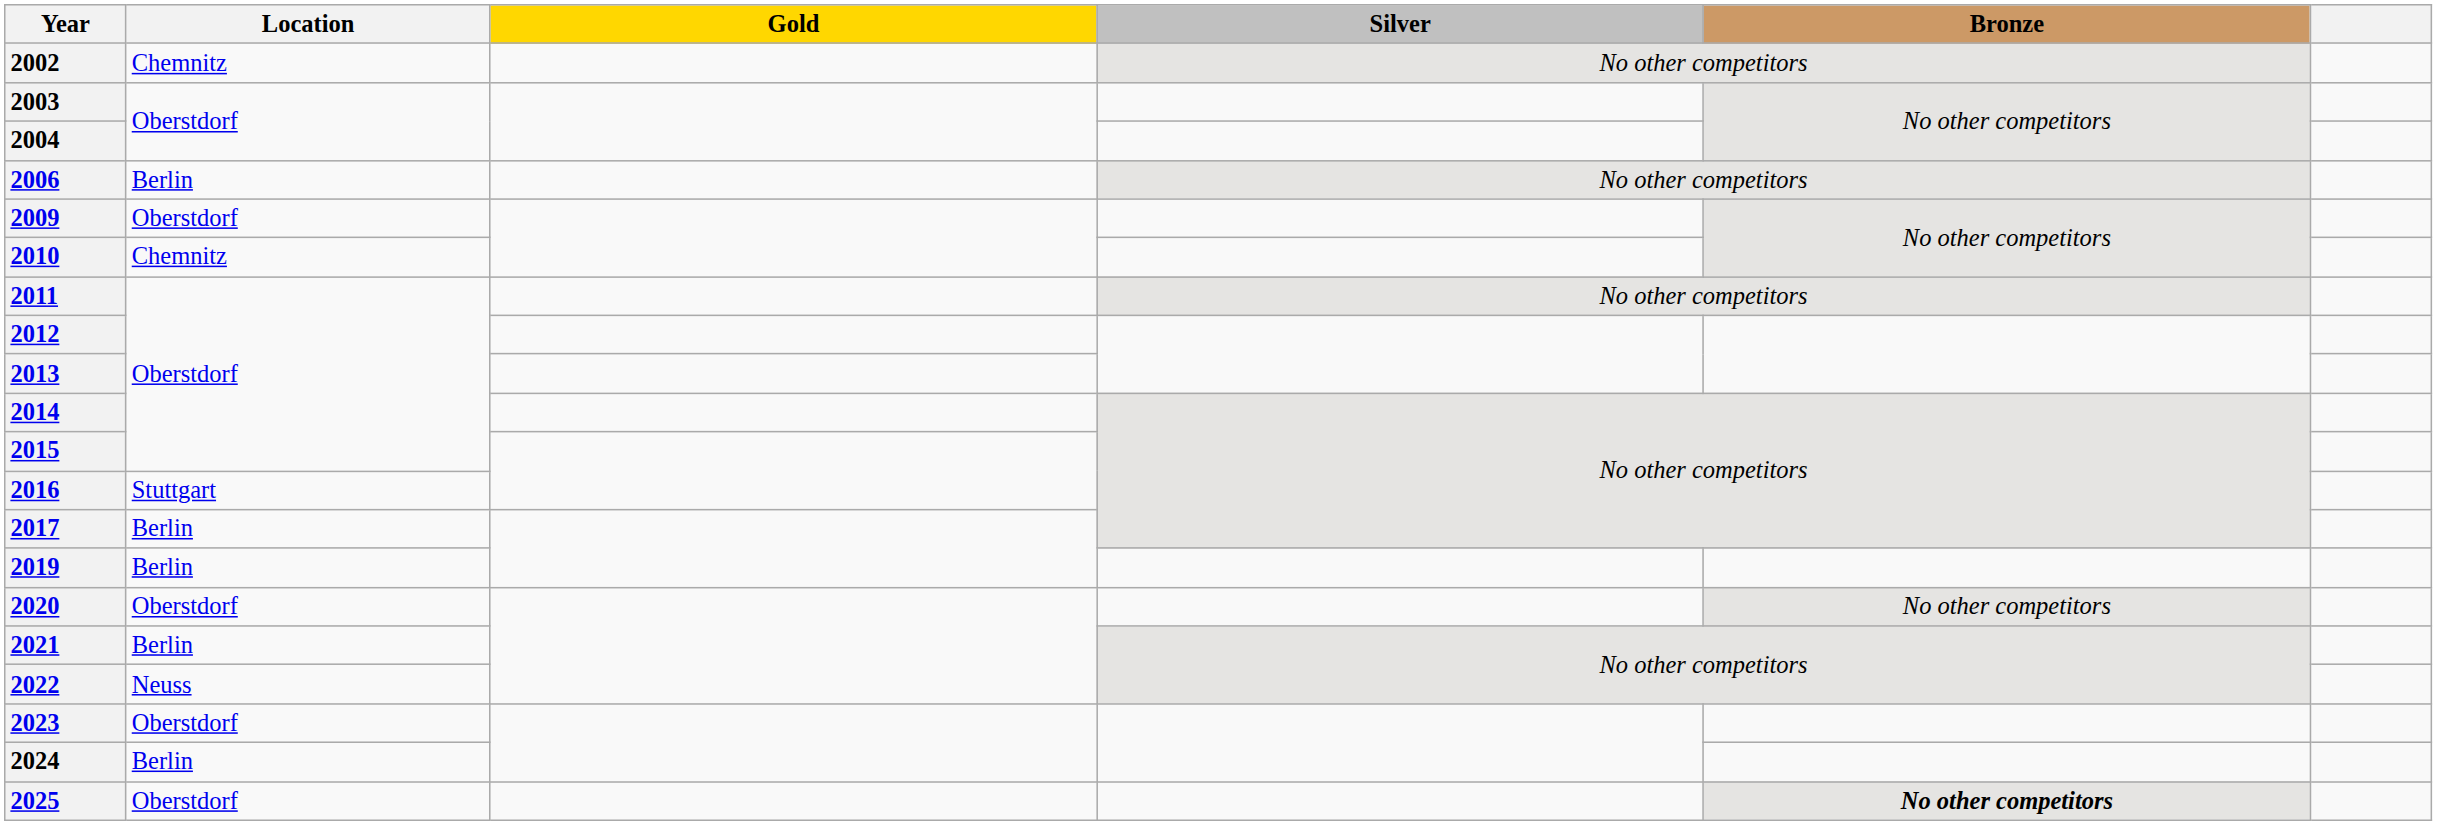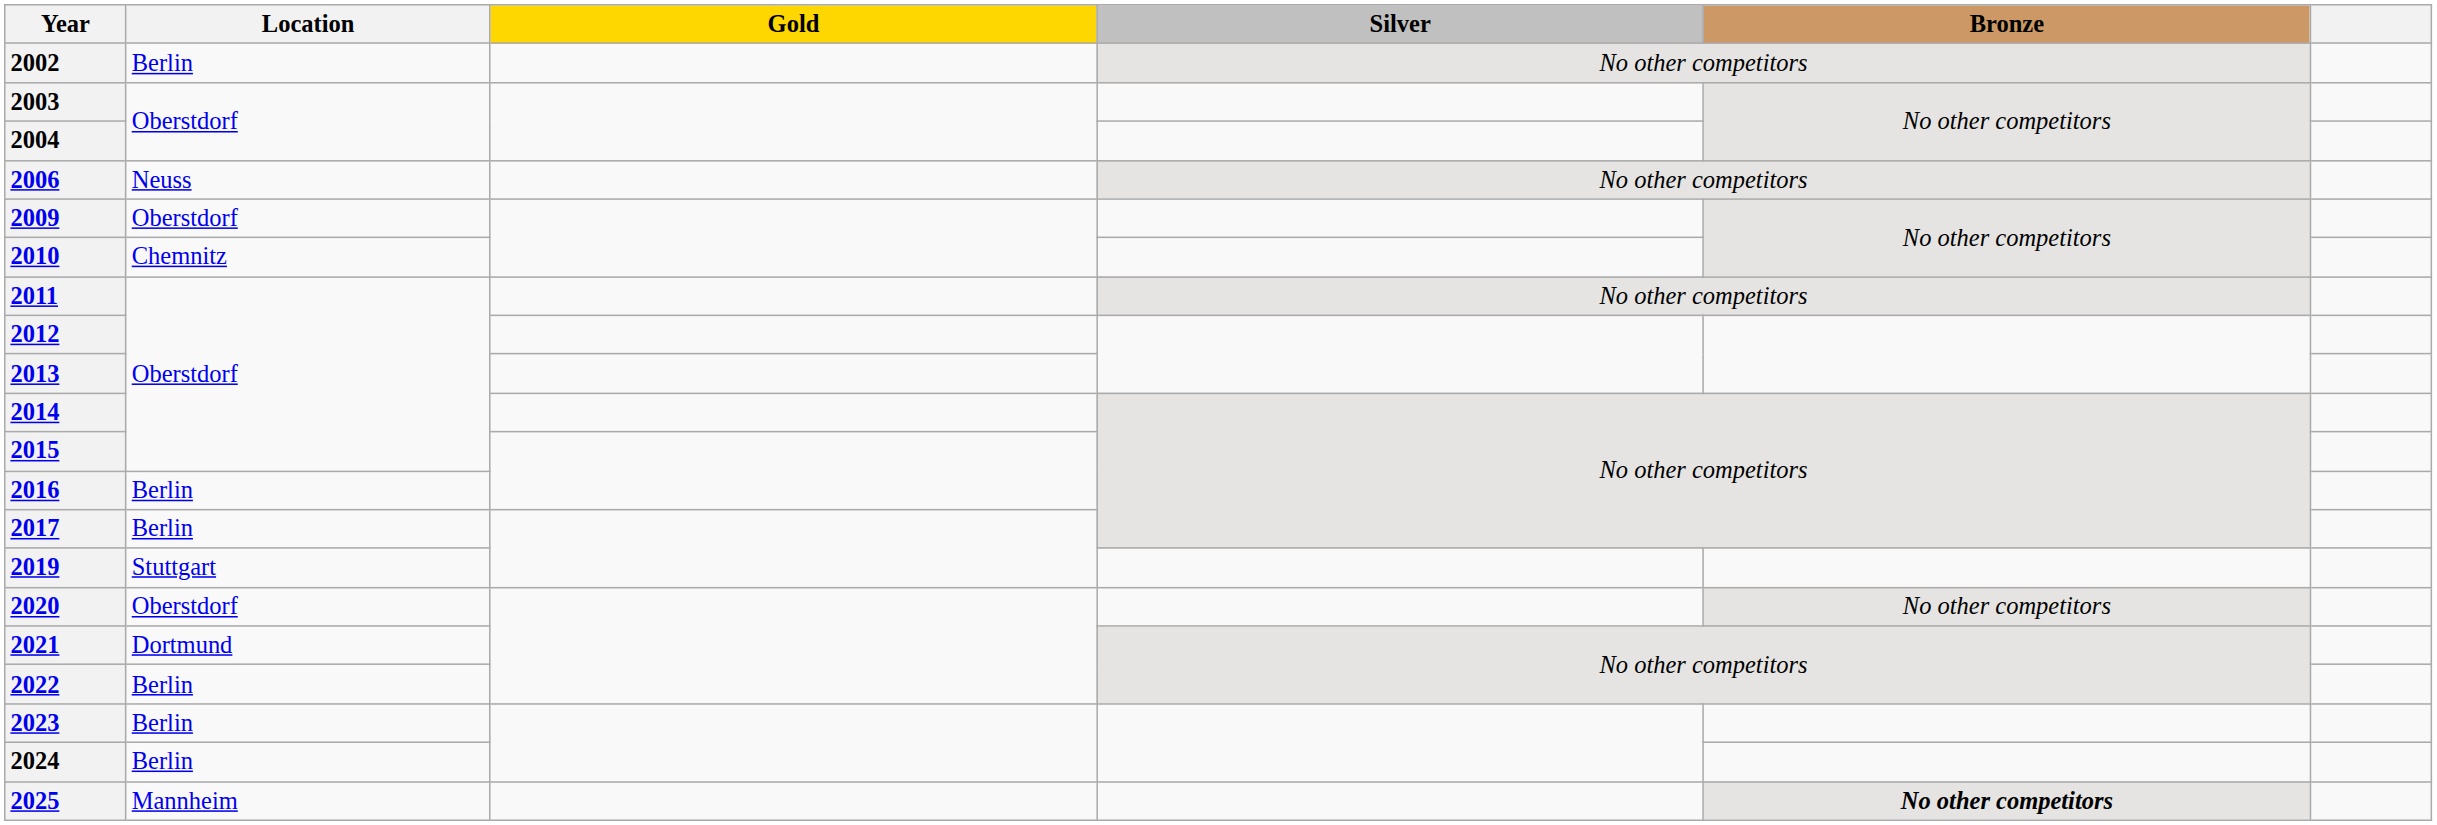(179, 62) Chemnitz -> (162, 62) Berlin
(162, 179) Berlin -> (162, 179) Neuss
(174, 489) Stuttgart -> (162, 489) Berlin
(162, 567) Berlin -> (174, 567) Stuttgart
(162, 645) Berlin -> (182, 645) Dortmund
(162, 683) Neuss -> (162, 683) Berlin
(185, 722) Oberstdorf -> (162, 722) Berlin
(185, 800) Oberstdorf -> (185, 800) Mannheim
